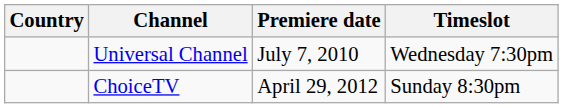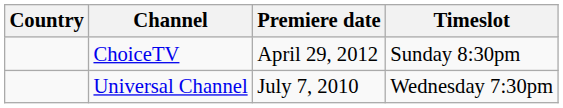rows swapped: (171, 53) <-> (136, 86)
